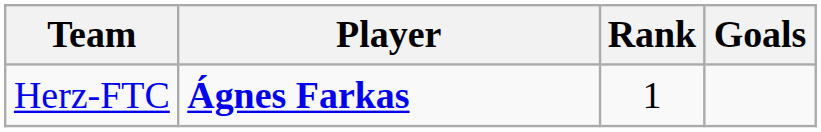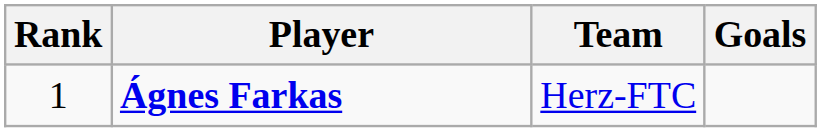columns swapped: (652, 34) <-> (92, 34)
